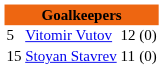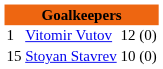(10, 35) 5 -> (10, 35) 1
(128, 56) 11 -> (128, 56) 10
